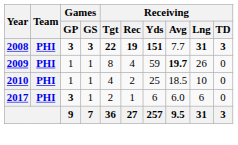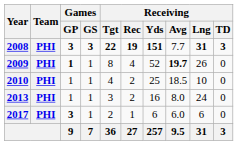(71, 64) normal -> (71, 64) bold
(155, 64) 59 -> (155, 64) 52
+ row: (18, 98)
